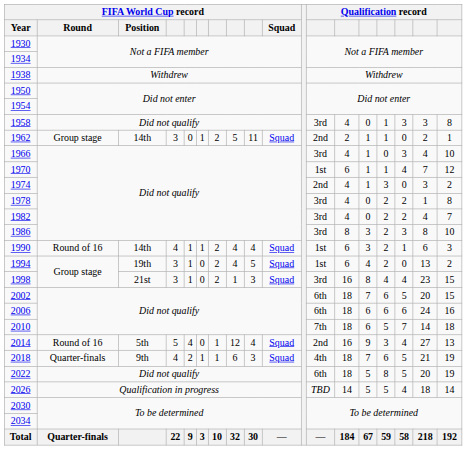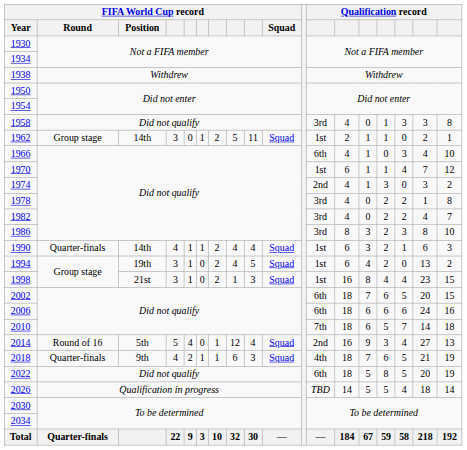(320, 138) 2nd -> (320, 138) 1st
(320, 153) 3rd -> (320, 153) 6th
(78, 248) Round of 16 -> (78, 248) Quarter-finals
(320, 279) 3rd -> (320, 279) 1st
